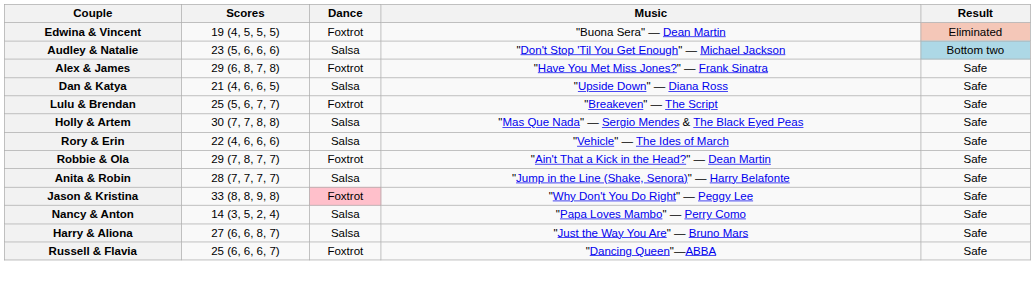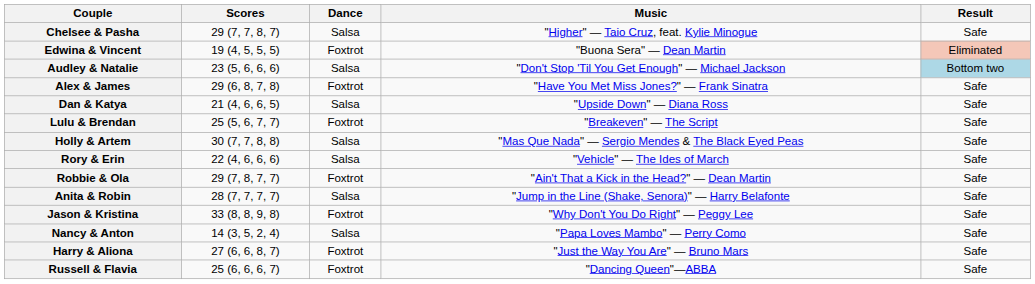+ row: (93, 31)
(345, 196) pink background -> (345, 214) no background
(345, 232) Salsa -> (345, 251) Foxtrot
